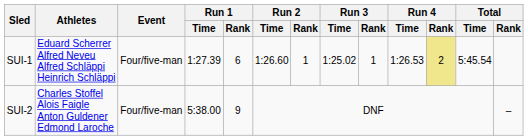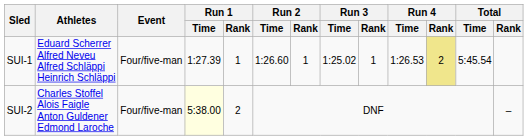(238, 61) 6 -> (238, 61) 1
(204, 111) no background -> (204, 111) lightyellow background
(238, 111) 9 -> (238, 111) 2
